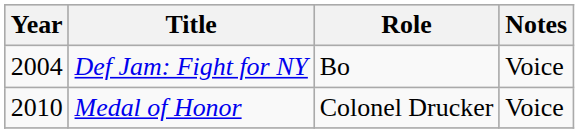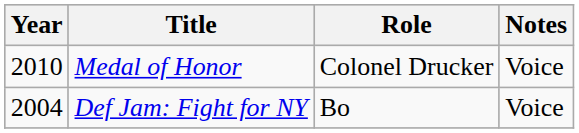rows swapped: (191, 66) <-> (158, 107)
